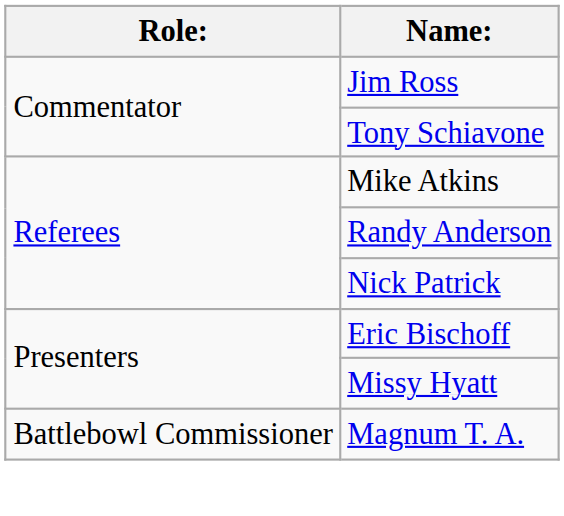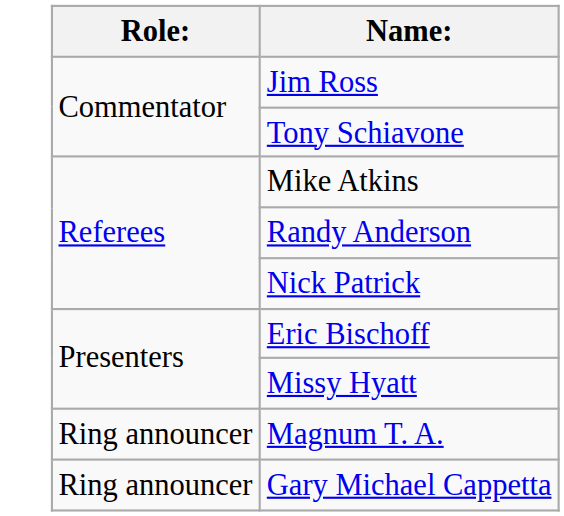(173, 433) Battlebowl Commissioner -> (156, 433) Ring announcer
+ row: (409, 484)
